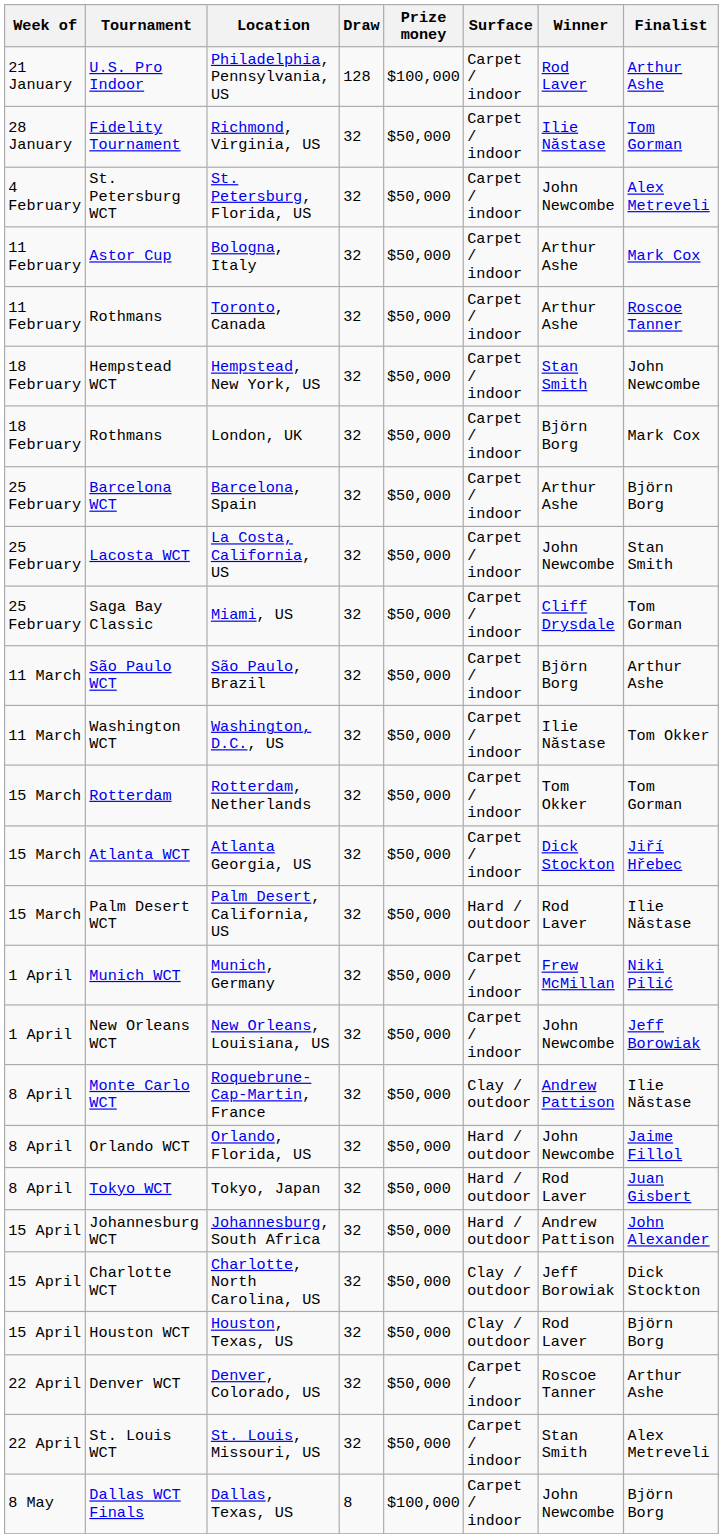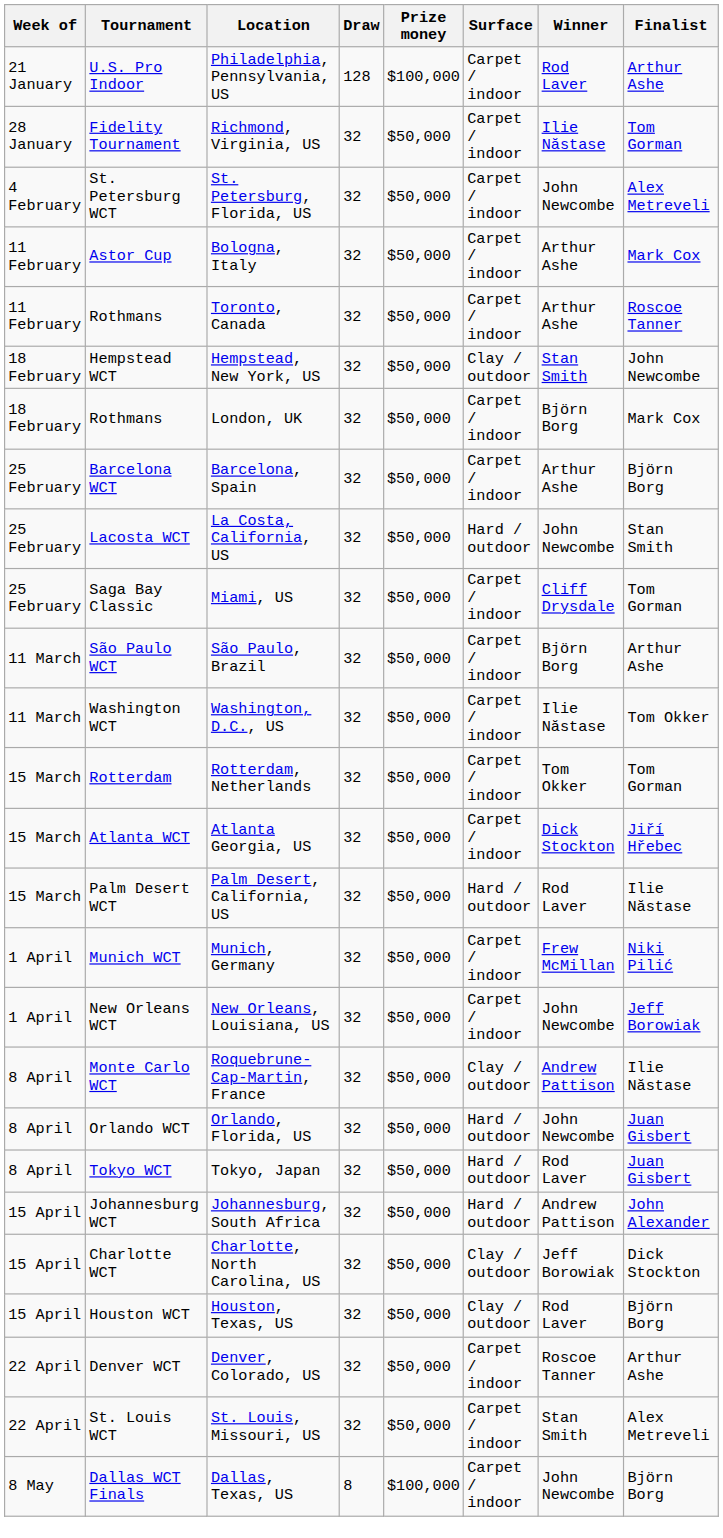(495, 376) Carpet / indoor -> (499, 368) Clay / outdoor
(495, 556) Carpet / indoor -> (499, 538) Hard / outdoor
(655, 1146) Jaime Fillol -> (659, 1129) Juan Gisbert
